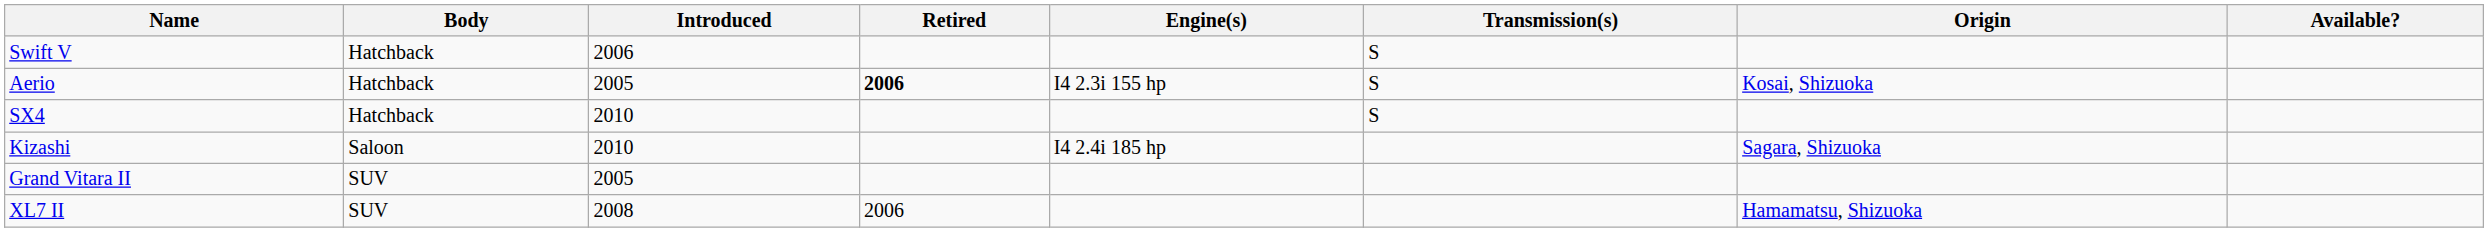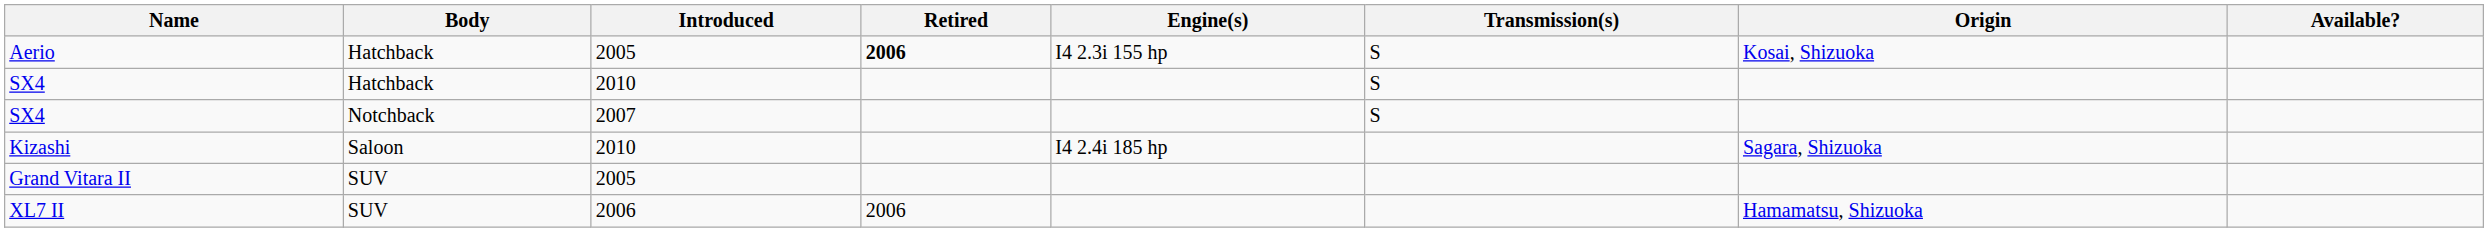- row: (40, 52)
+ row: (27, 115)
(614, 210) 2008 -> (616, 210) 2006
